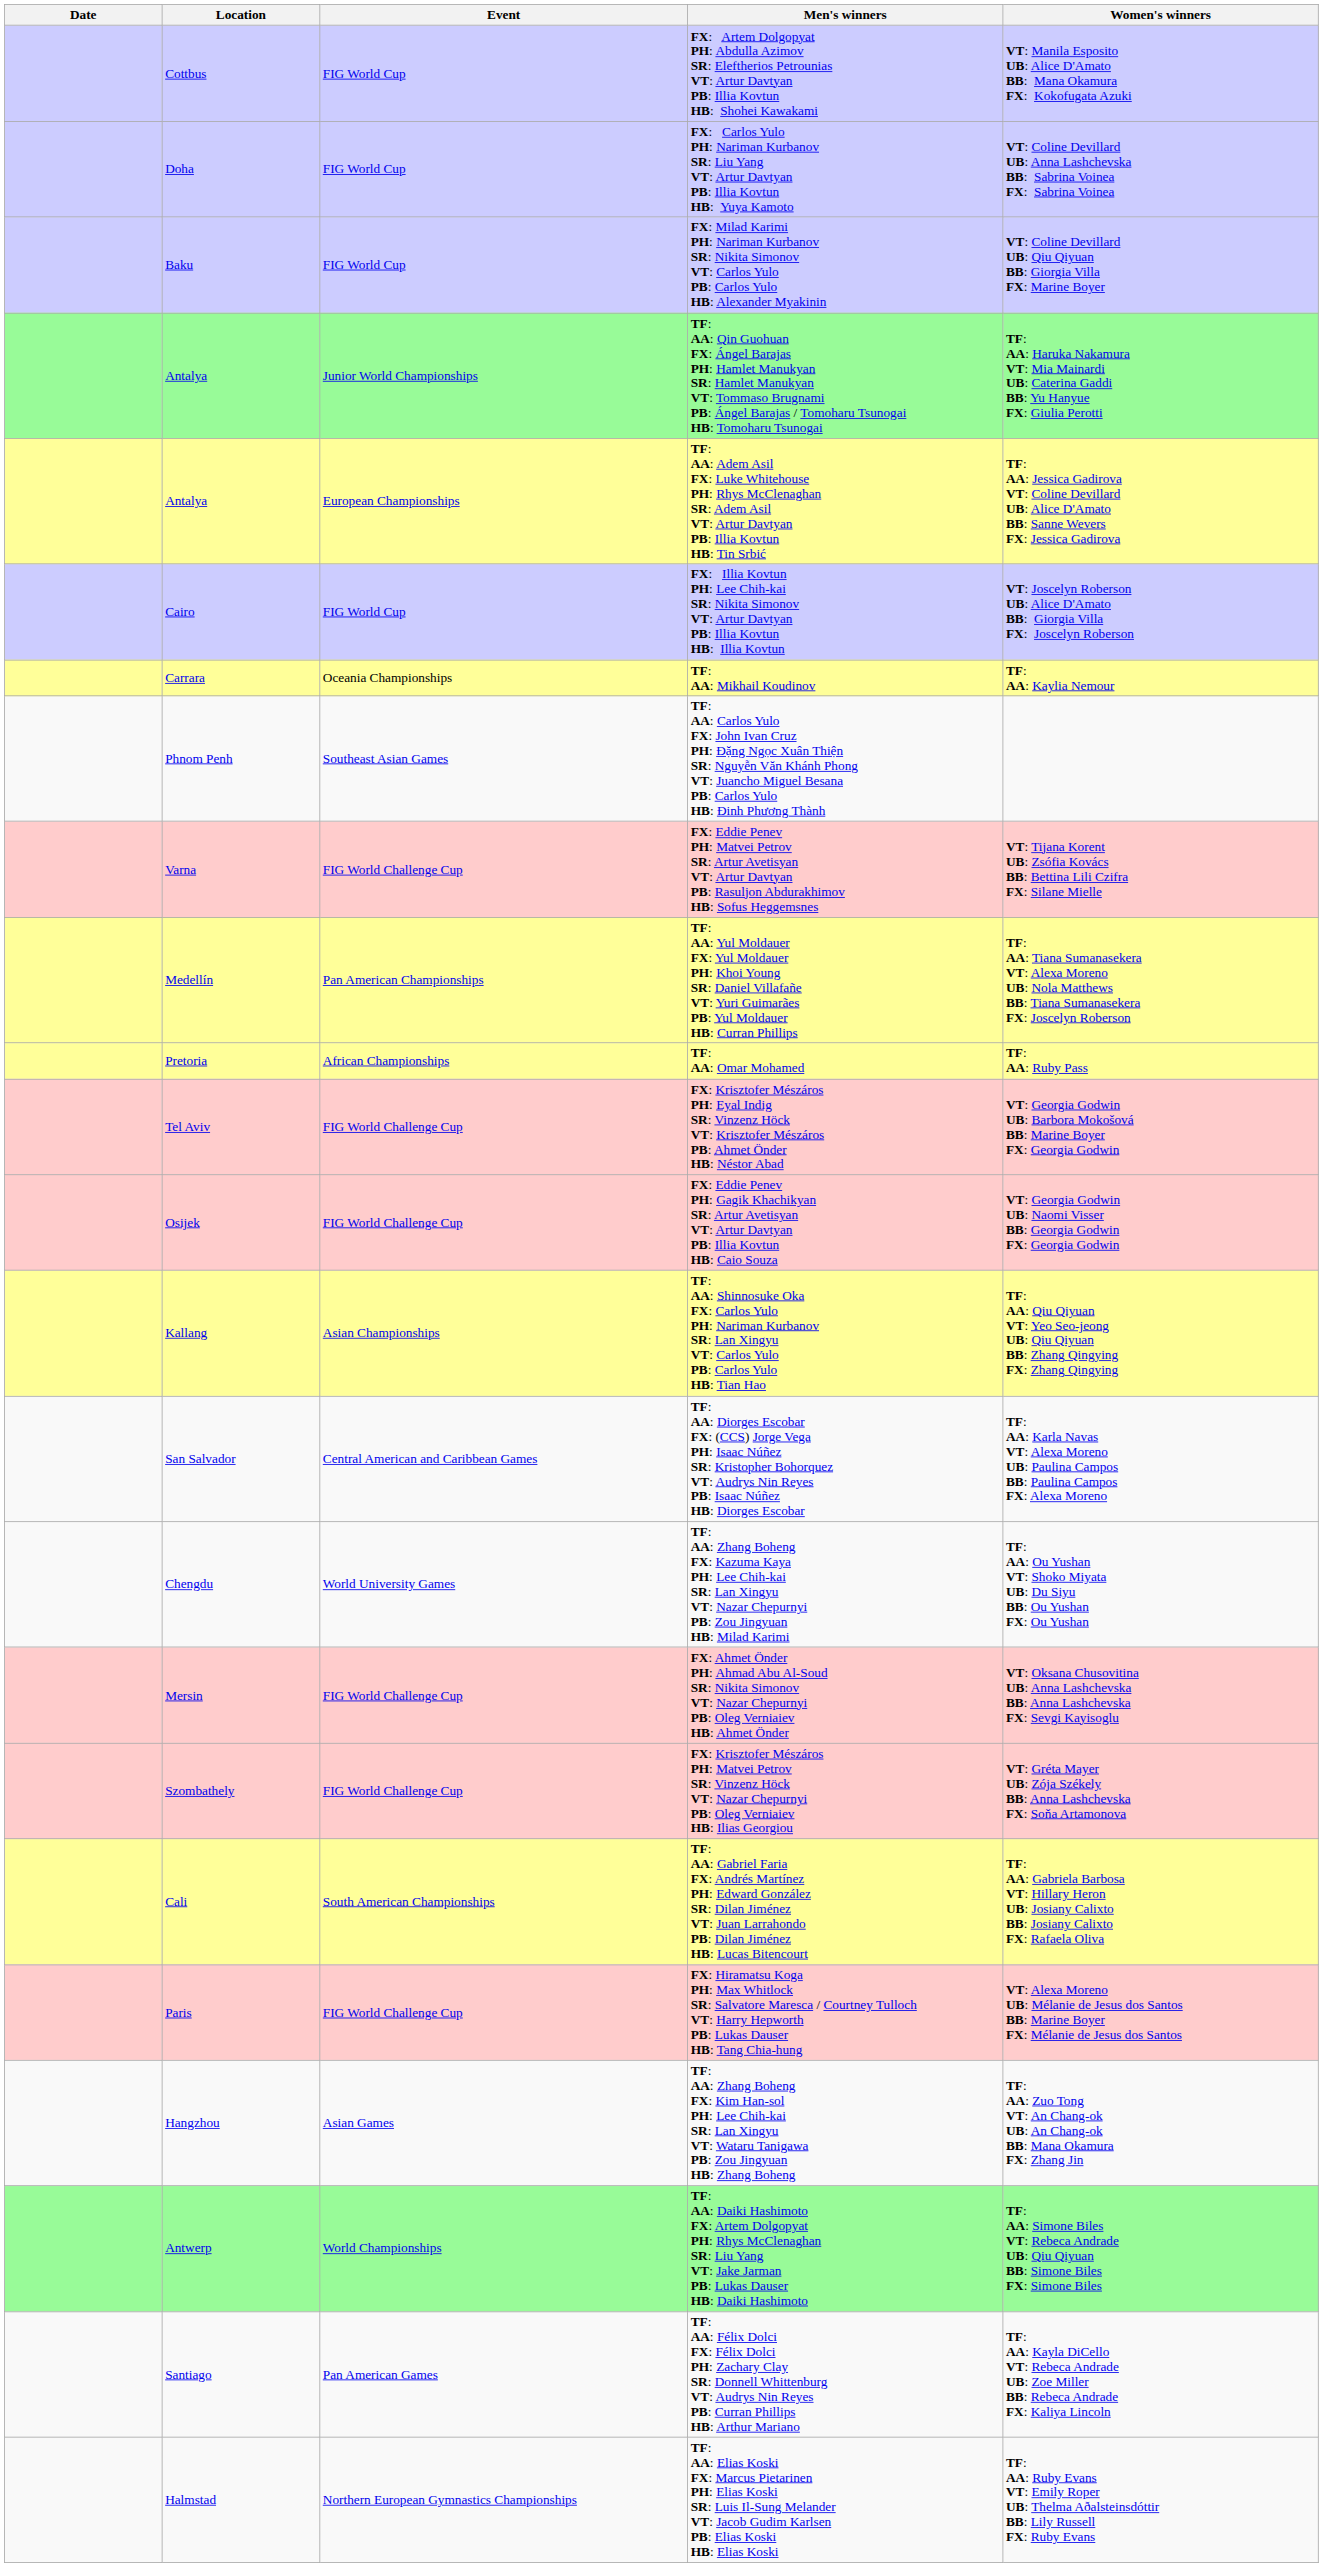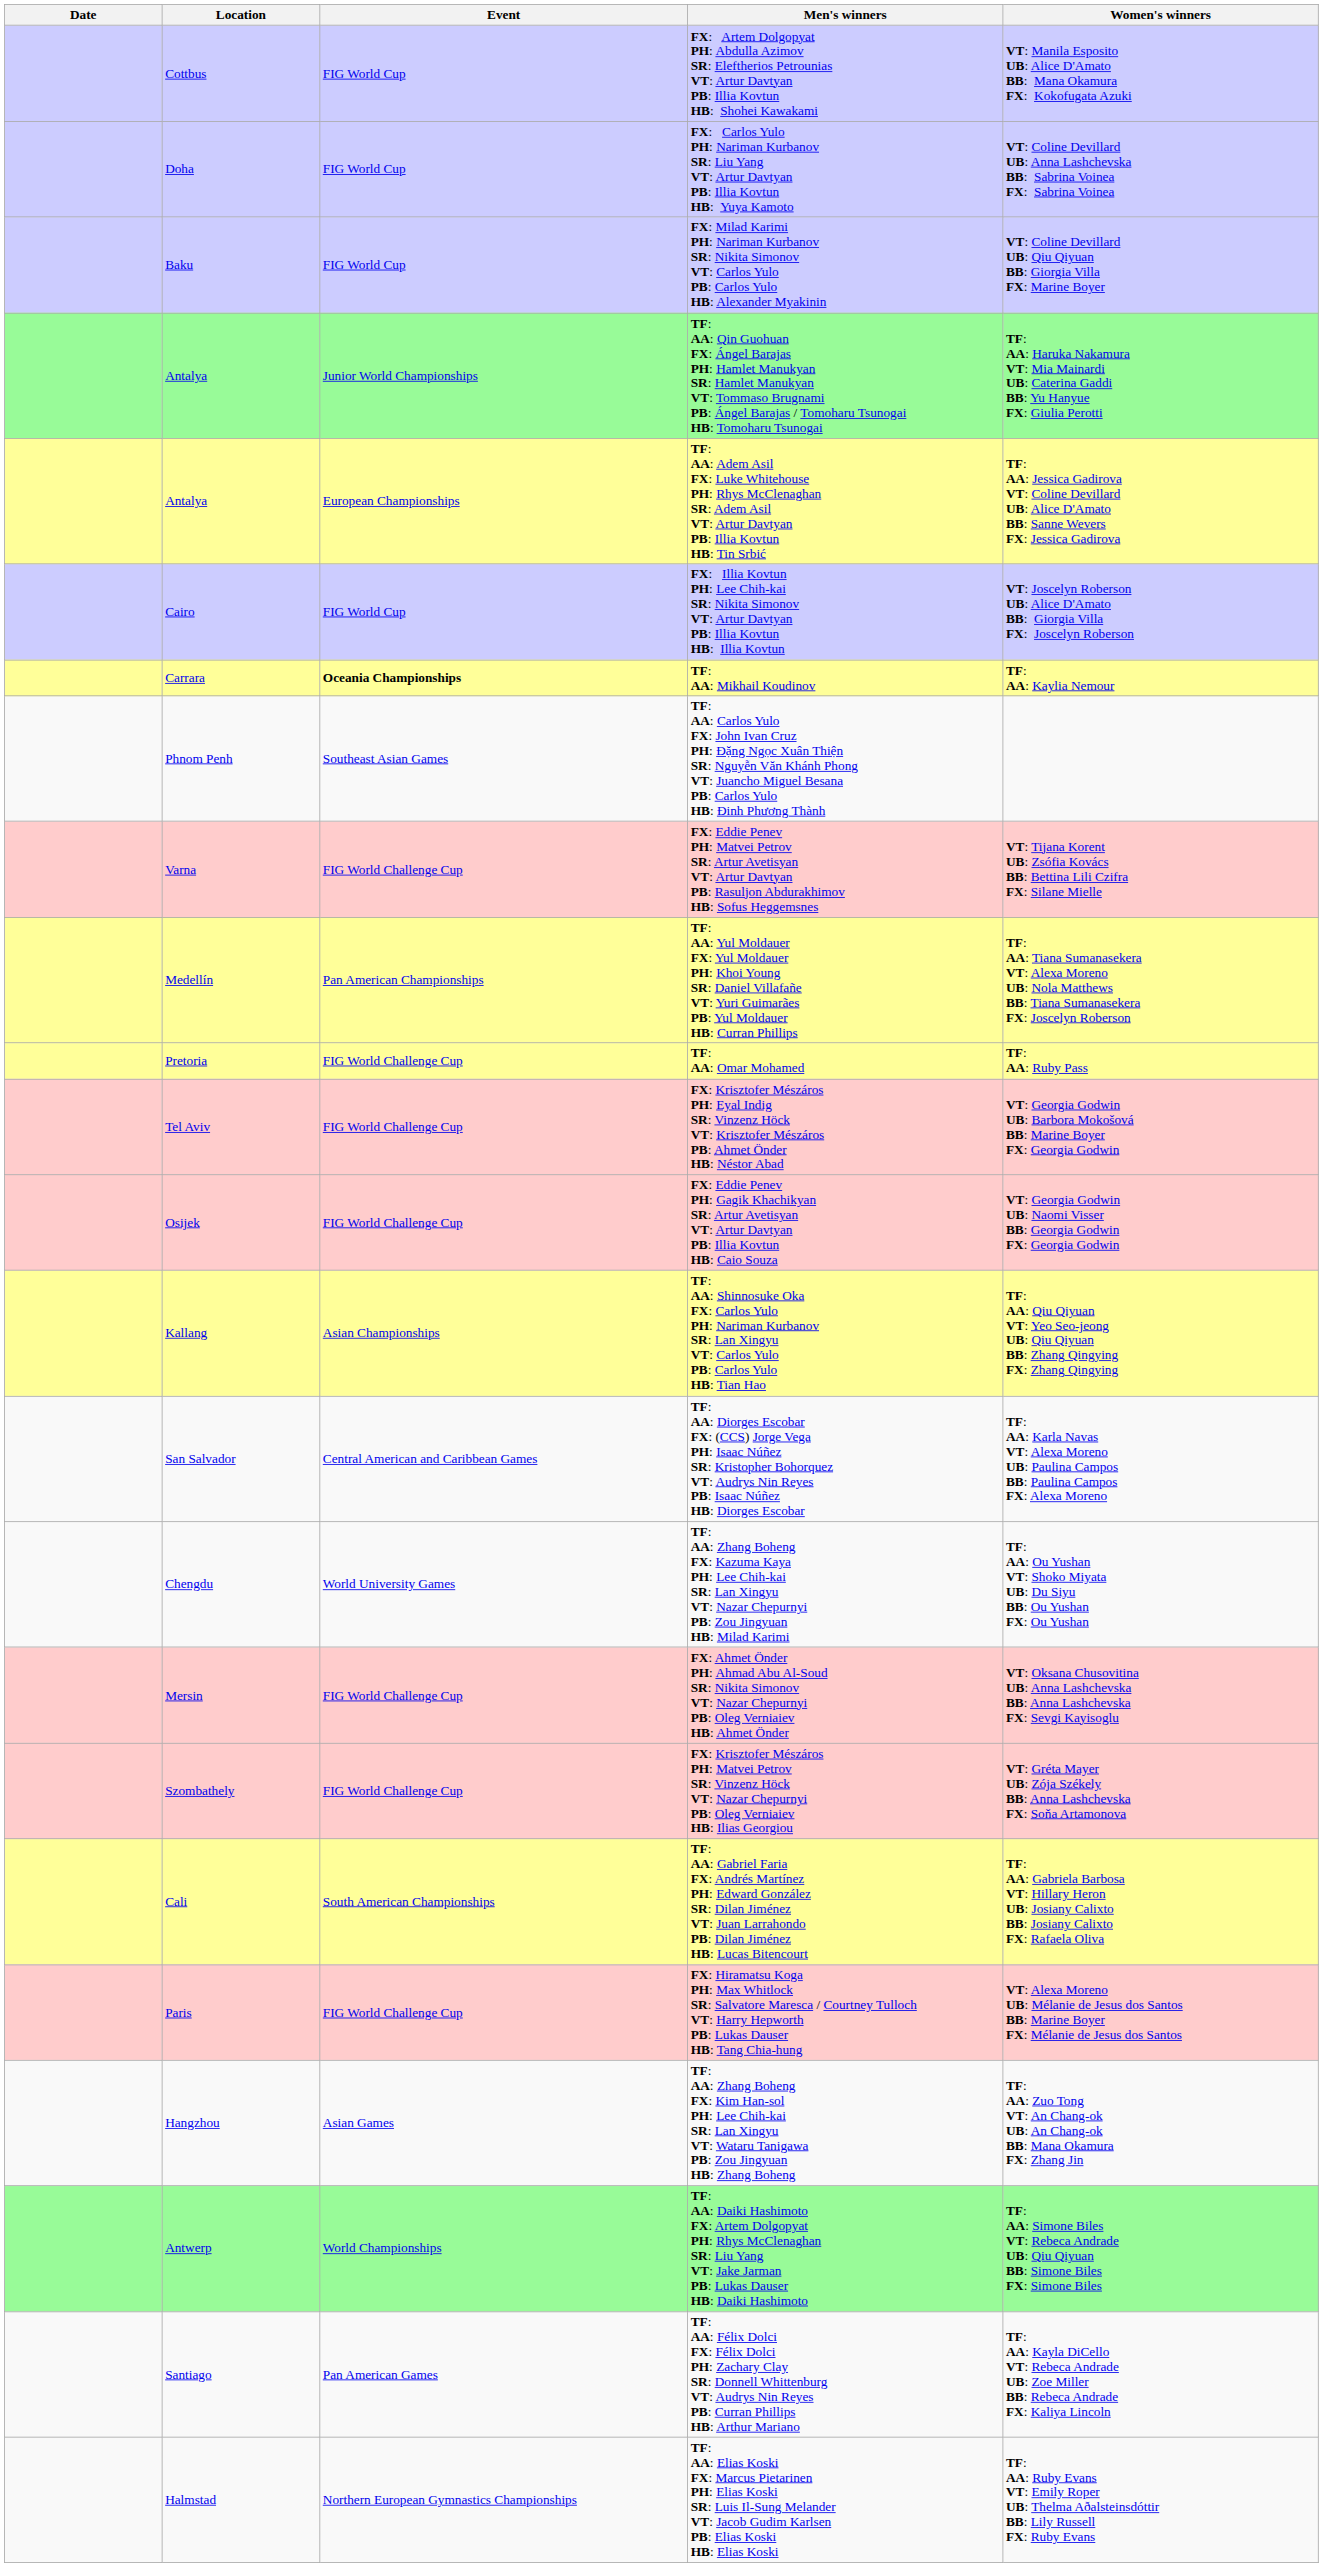(388, 677) normal -> (392, 677) bold
(386, 1060) African Championships -> (393, 1060) FIG World Challenge Cup
